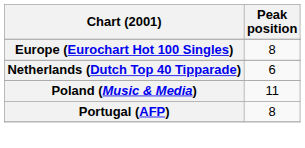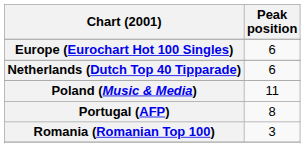(272, 49) 8 -> (272, 49) 6
+ row: (124, 132)
